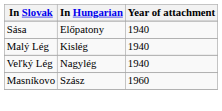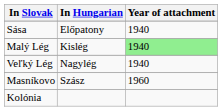(139, 47) no background -> (139, 47) lightgreen background
+ row: (24, 98)
